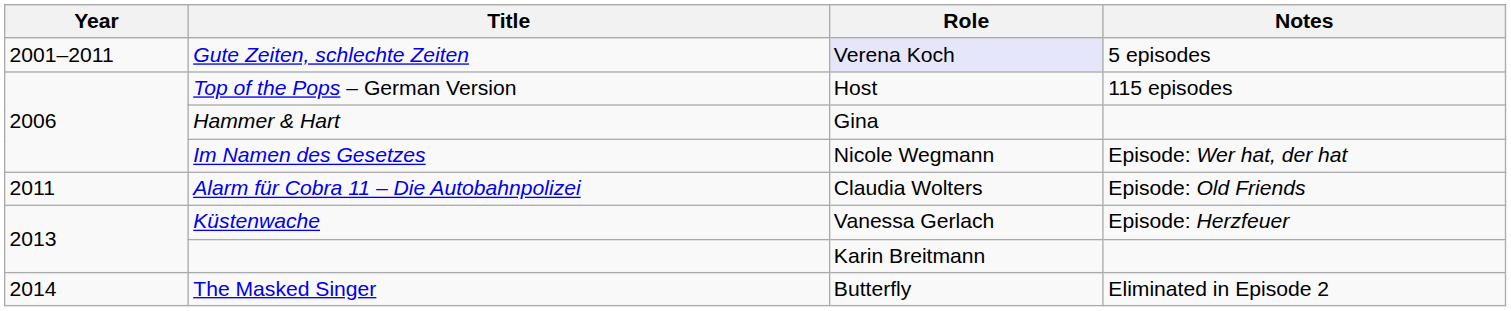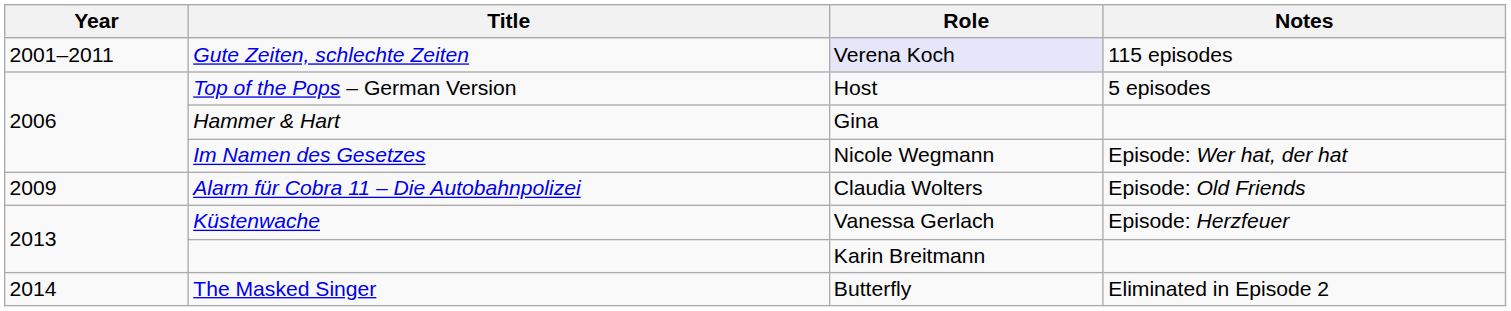(1159, 54) 5 episodes -> (1170, 54) 115 episodes
(1170, 88) 115 episodes -> (1159, 88) 5 episodes
(32, 188) 2011 -> (33, 188) 2009
